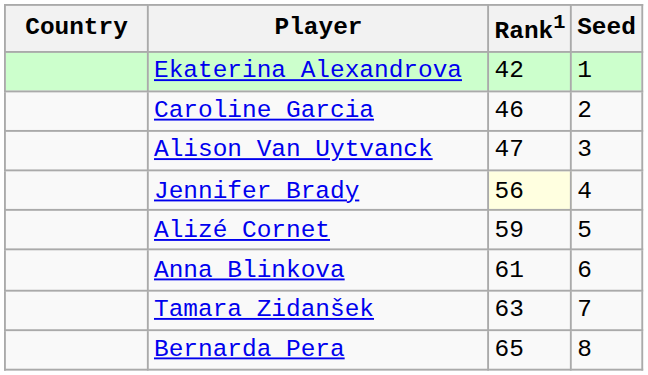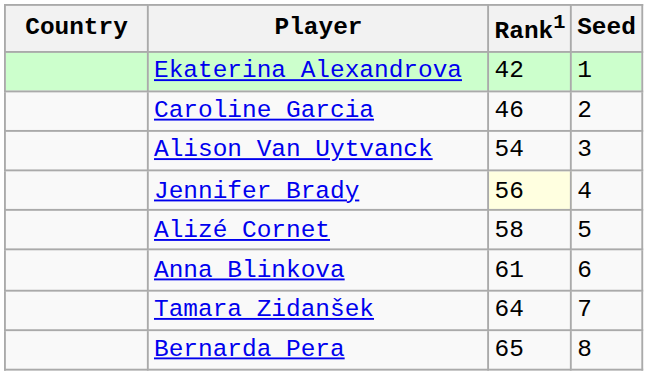(509, 151) 47 -> (509, 151) 54
(509, 230) 59 -> (509, 230) 58
(509, 310) 63 -> (509, 310) 64
